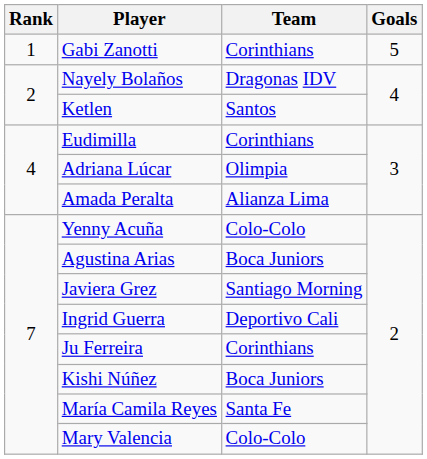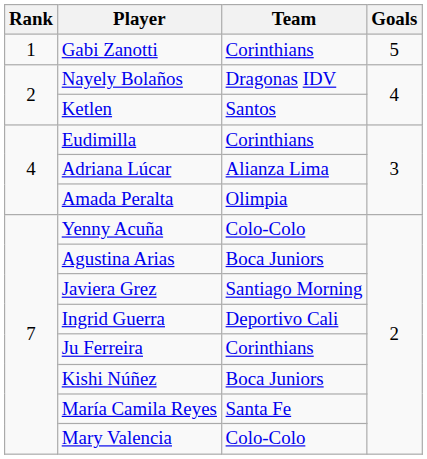(257, 169) Olimpia -> (277, 169) Alianza Lima
(277, 199) Alianza Lima -> (257, 199) Olimpia
